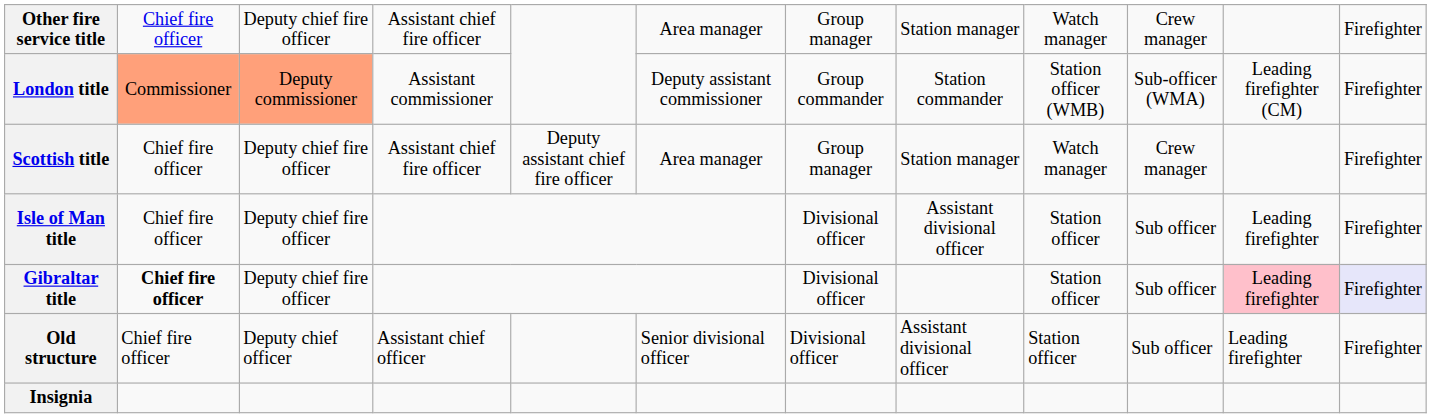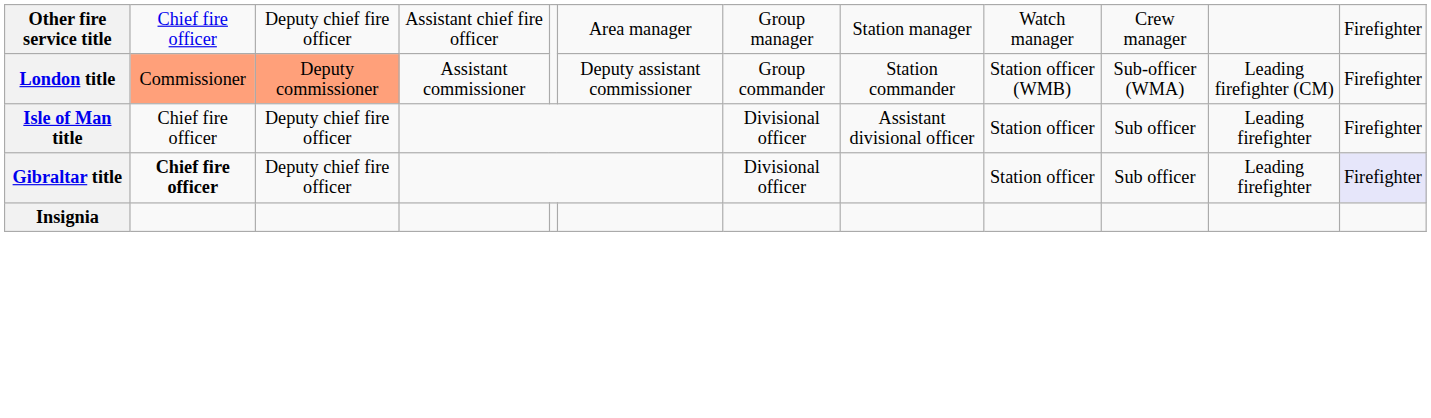- row: (61, 158)
(1282, 288) pink background -> (1274, 177) no background
- row: (61, 348)
